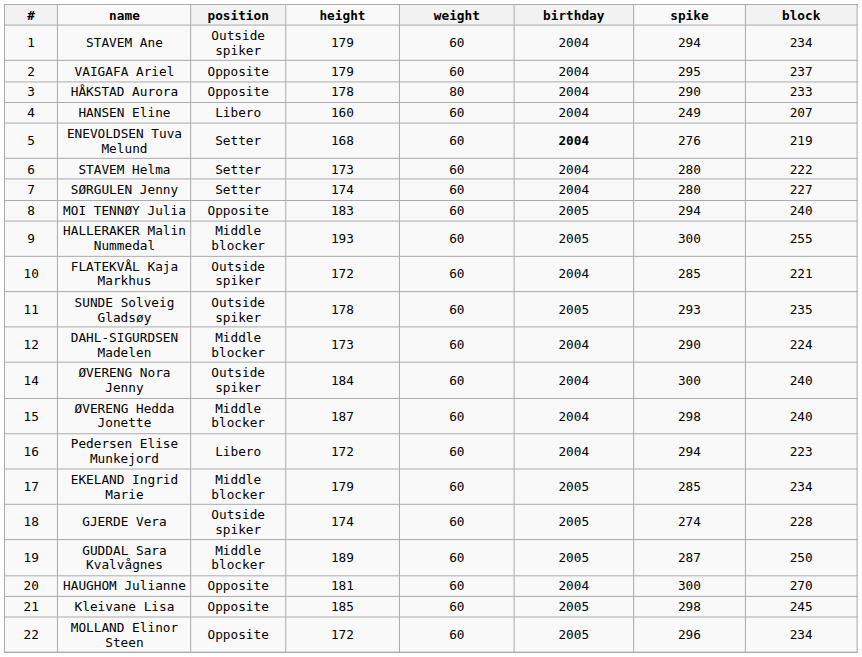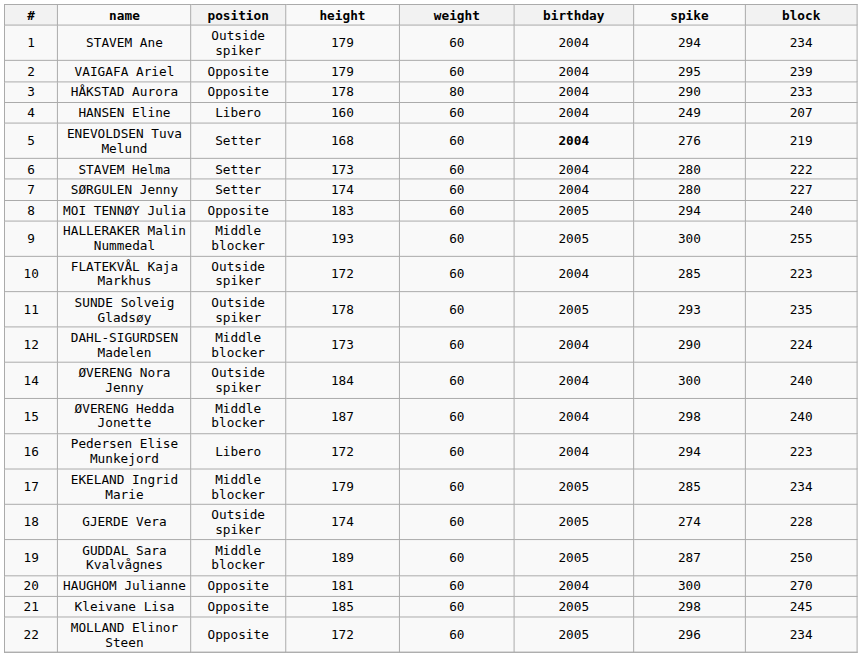(801, 71) 237 -> (801, 71) 239
(801, 274) 221 -> (801, 274) 223
